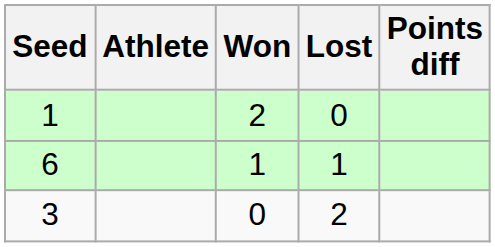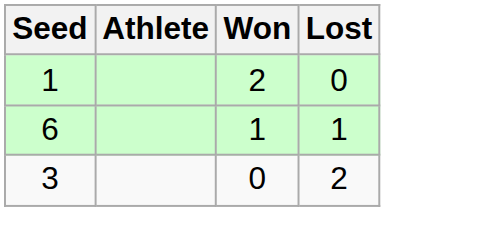- column: (435, 47)
